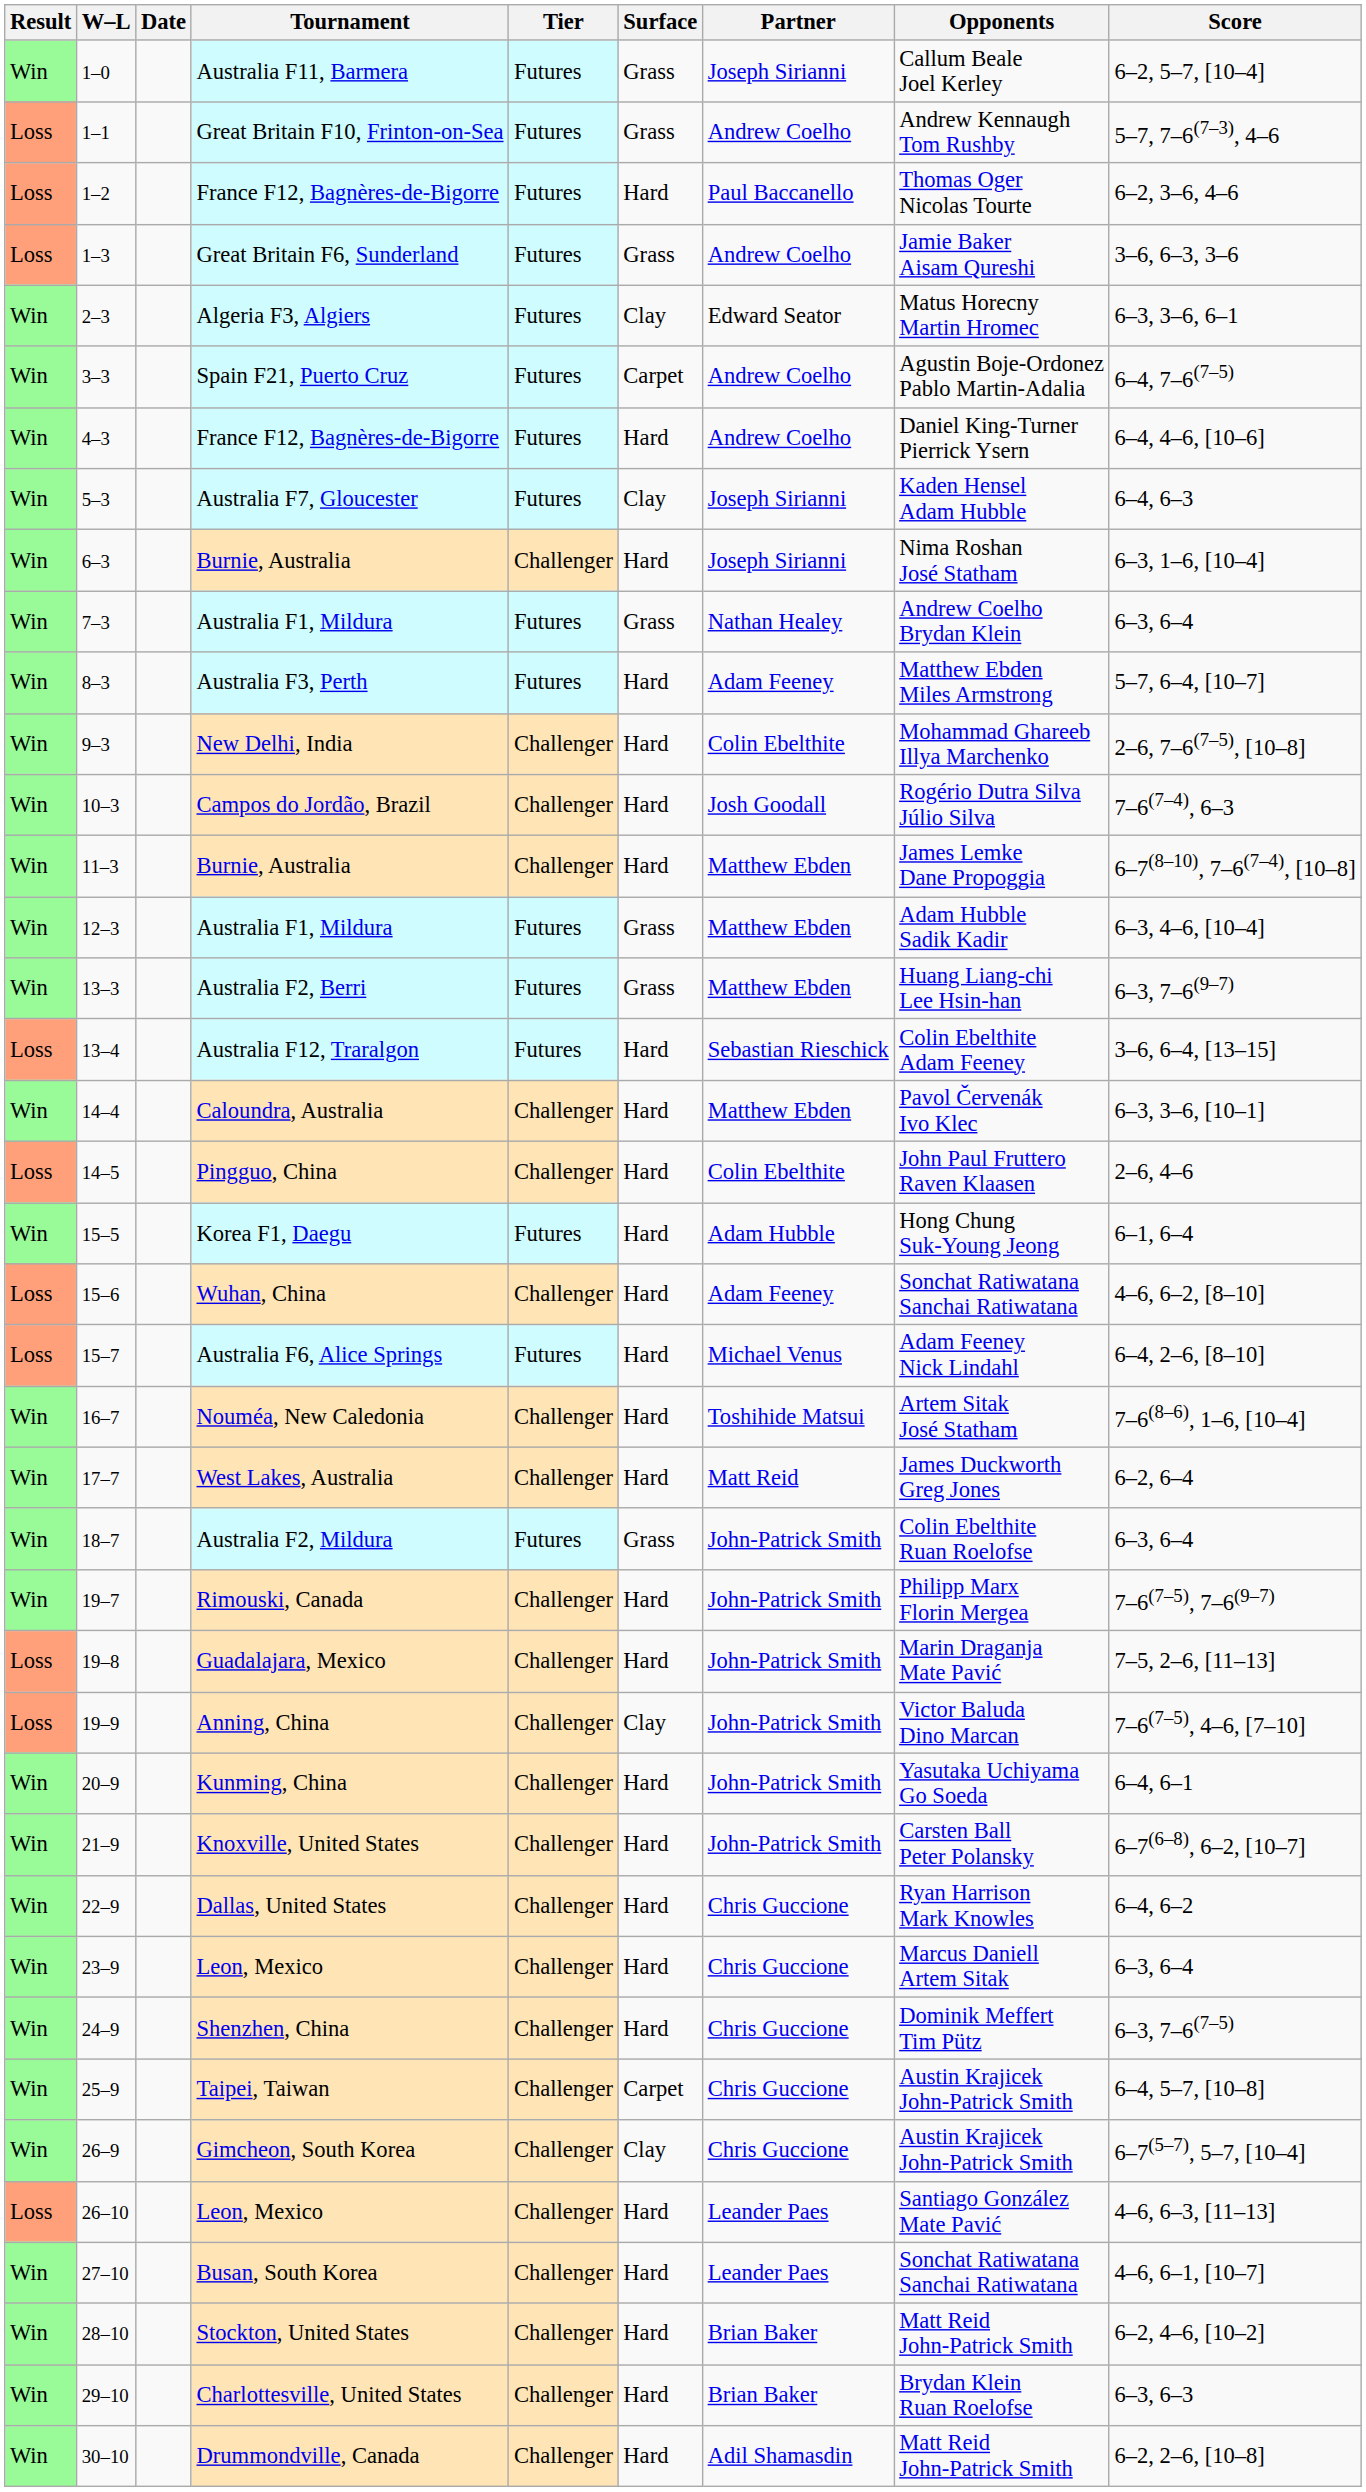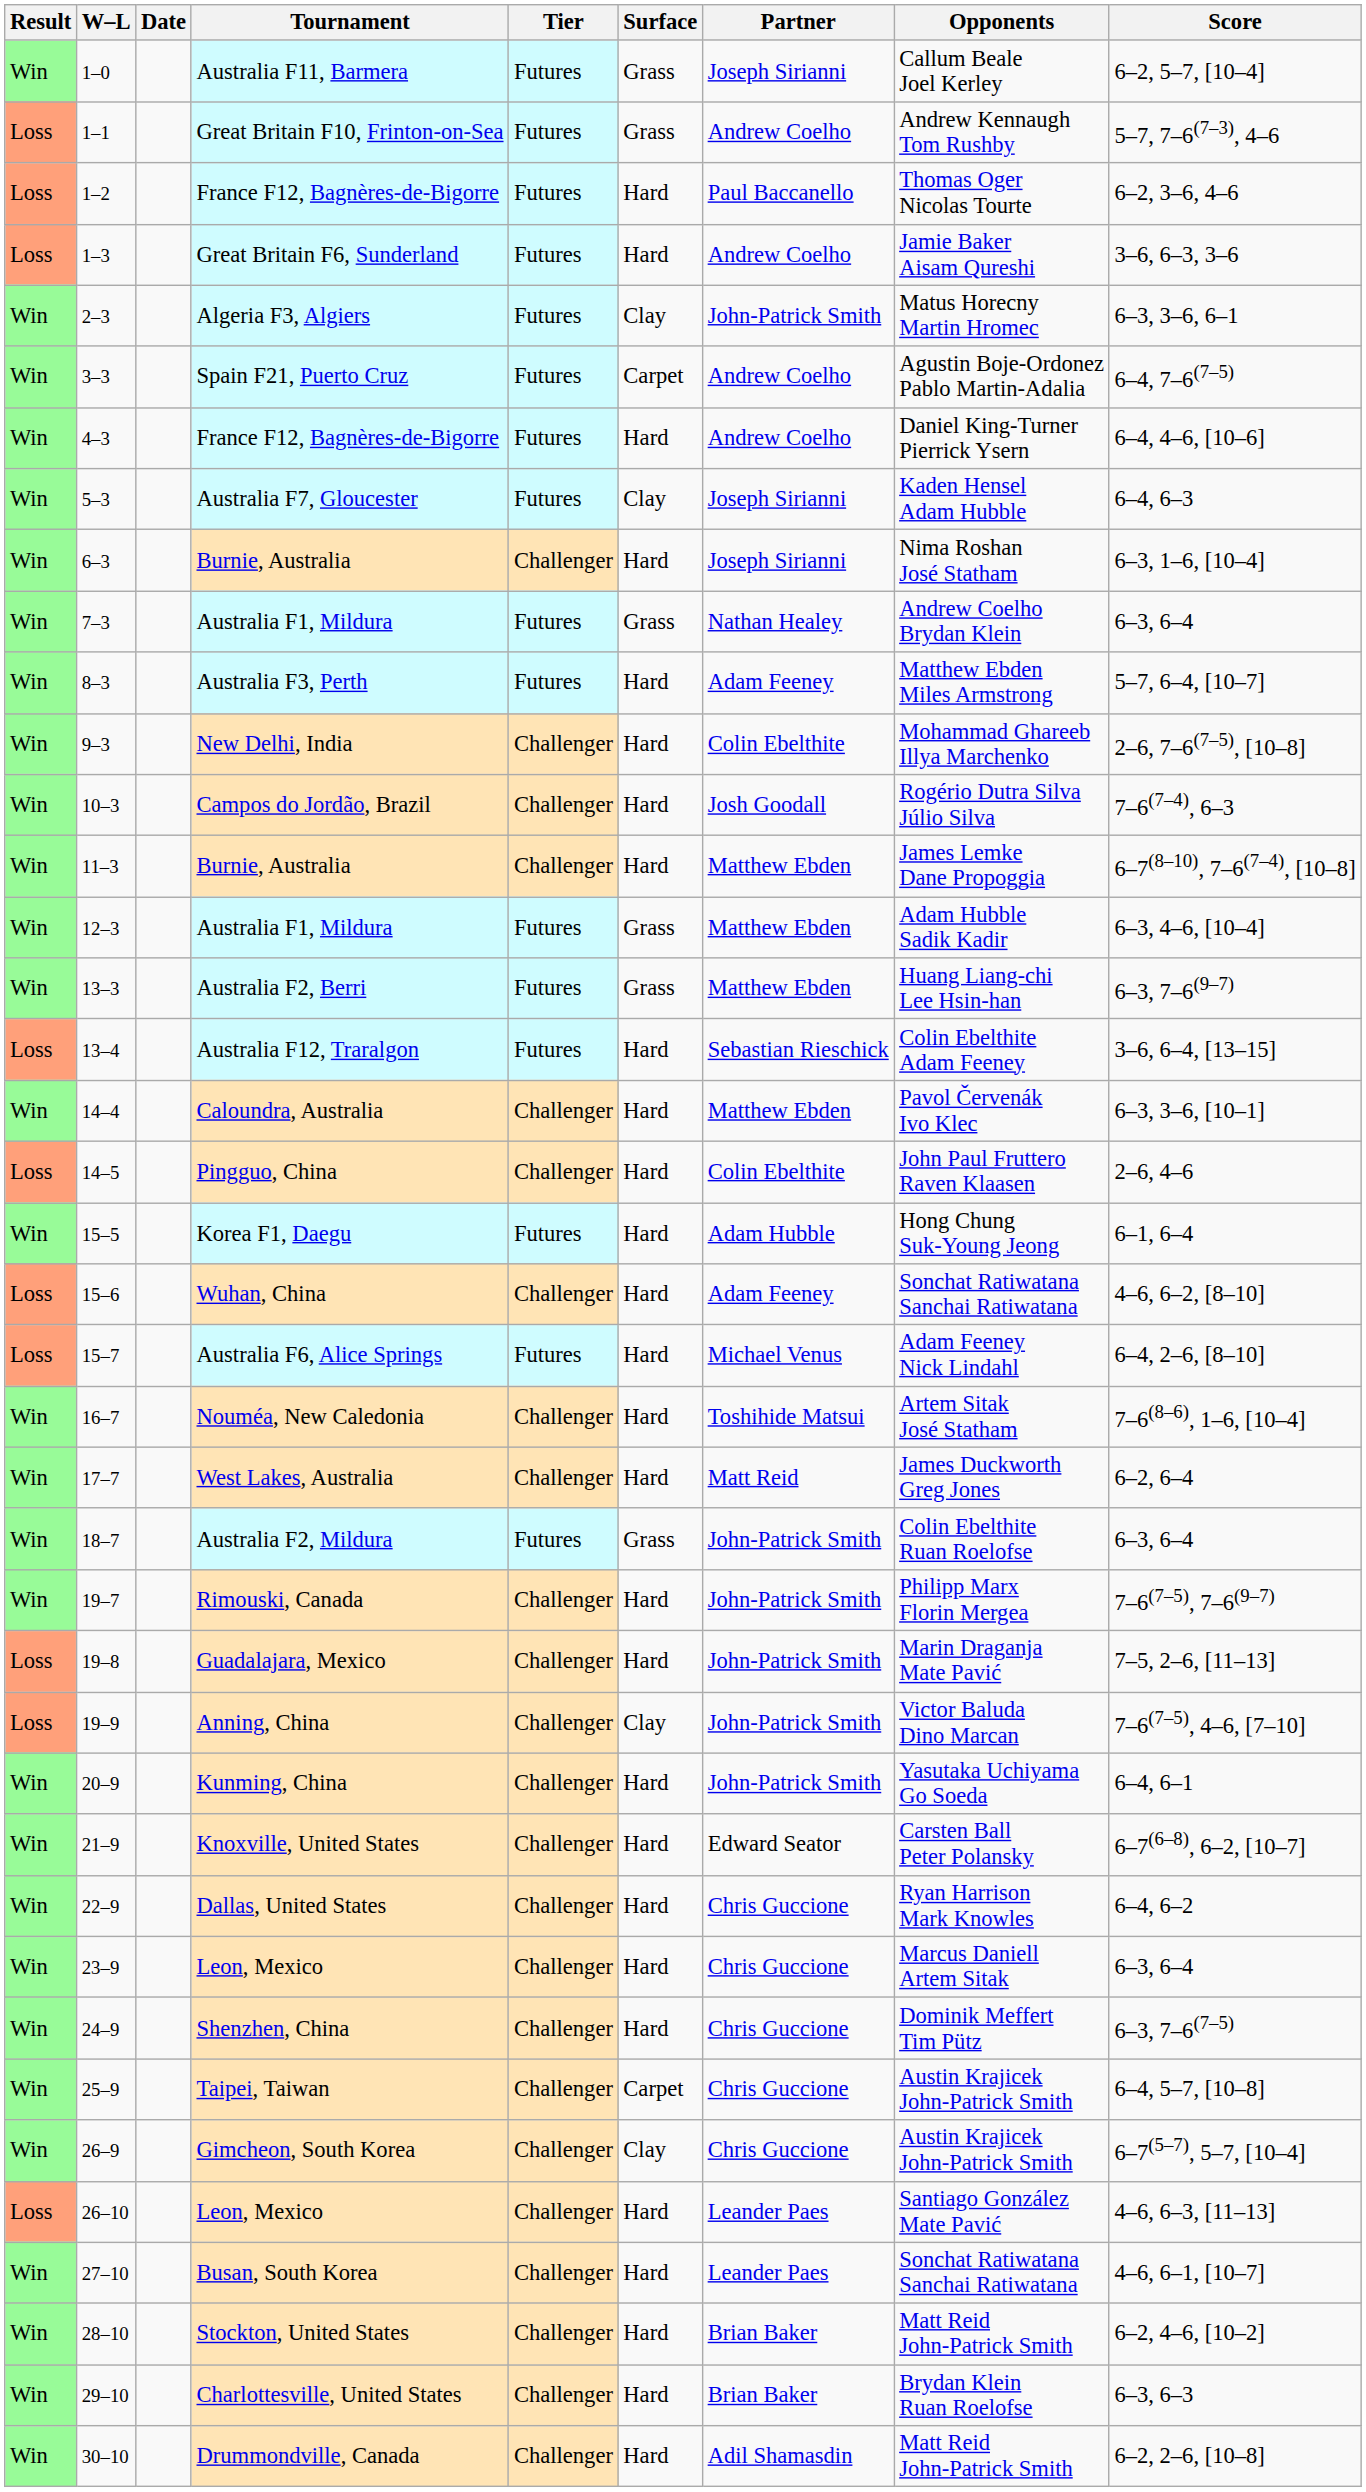(649, 254) Grass -> (646, 254) Hard
(774, 315) Edward Seator -> (794, 315) John-Patrick Smith
(794, 1844) John-Patrick Smith -> (774, 1844) Edward Seator
